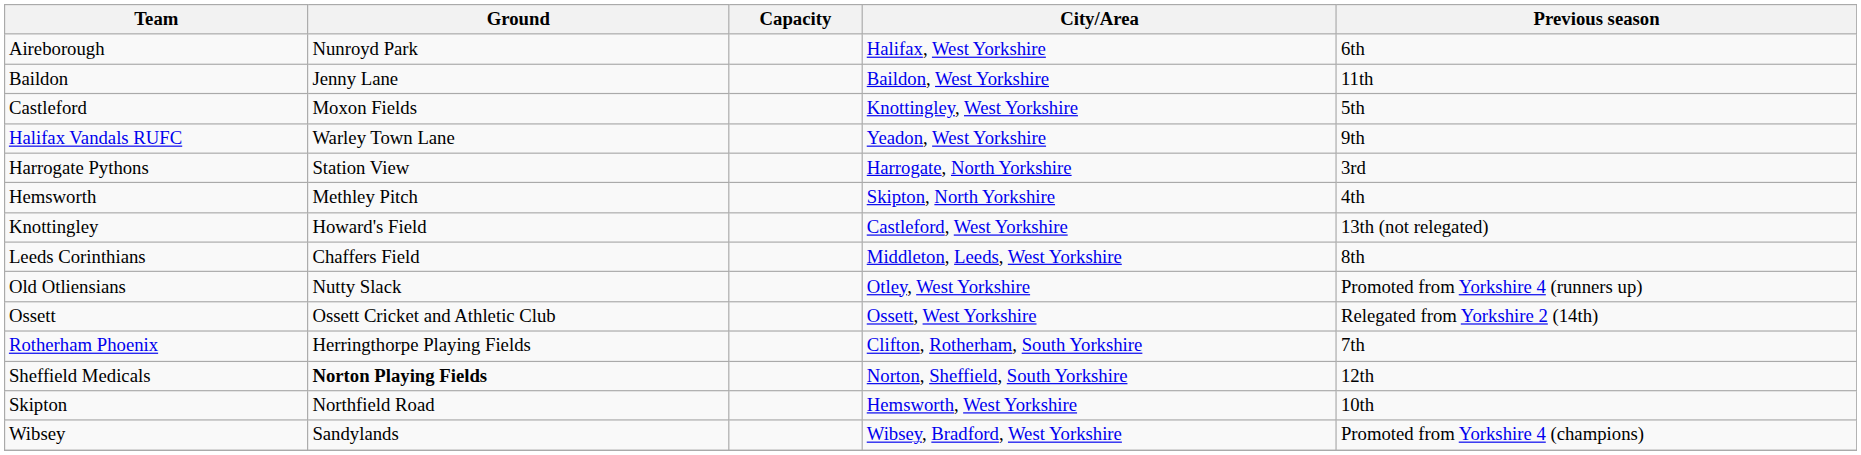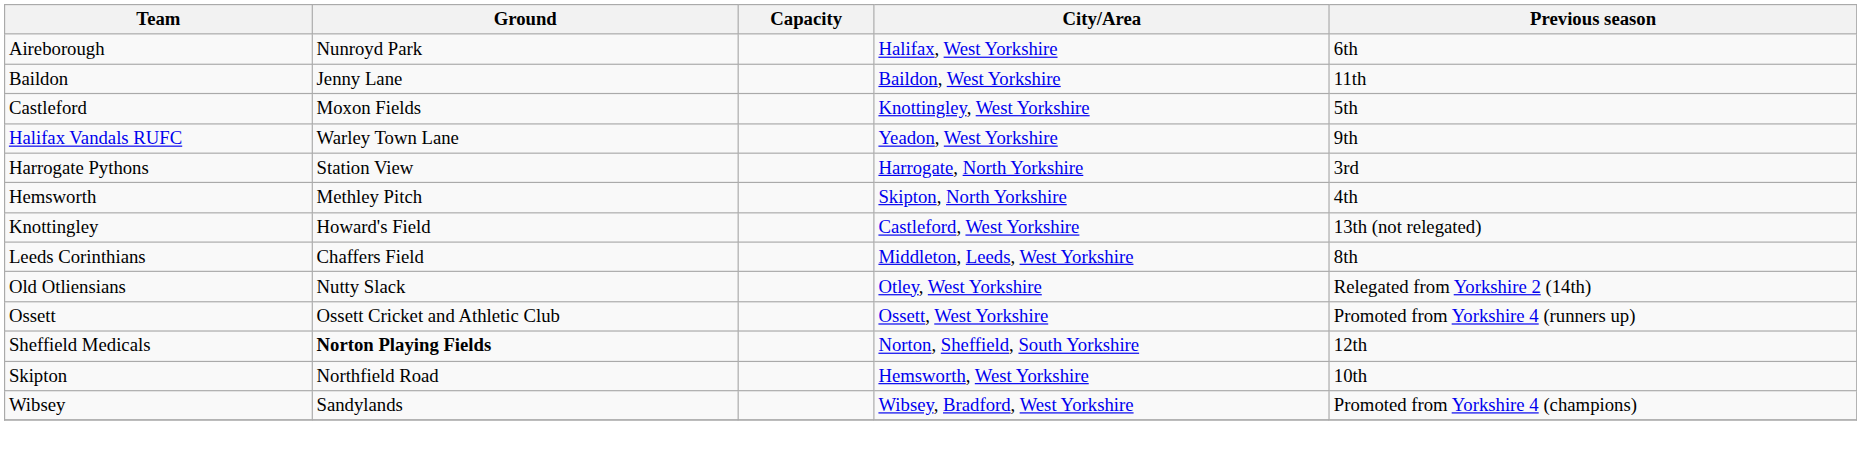(1492, 286) Promoted from Yorkshire 4 (runners up) -> (1463, 286) Relegated from Yorkshire 2 (14th)
(1470, 316) Relegated from Yorkshire 2 (14th) -> (1485, 316) Promoted from Yorkshire 4 (runners up)
- row: (84, 345)
